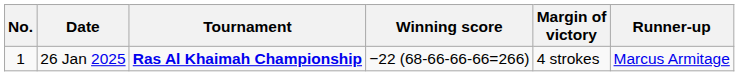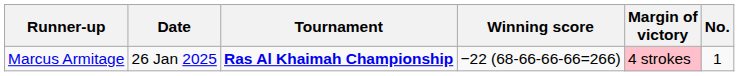columns swapped: (21, 26) <-> (672, 26)
(568, 59) no background -> (659, 59) pink background
